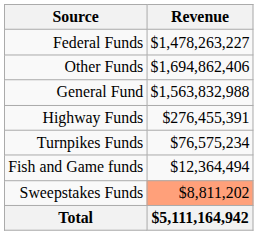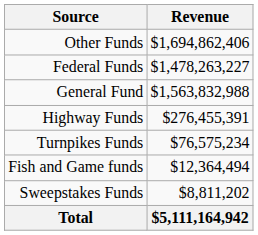rows swapped: (98, 42) <-> (104, 67)
(214, 192) lightsalmon background -> (214, 192) no background
